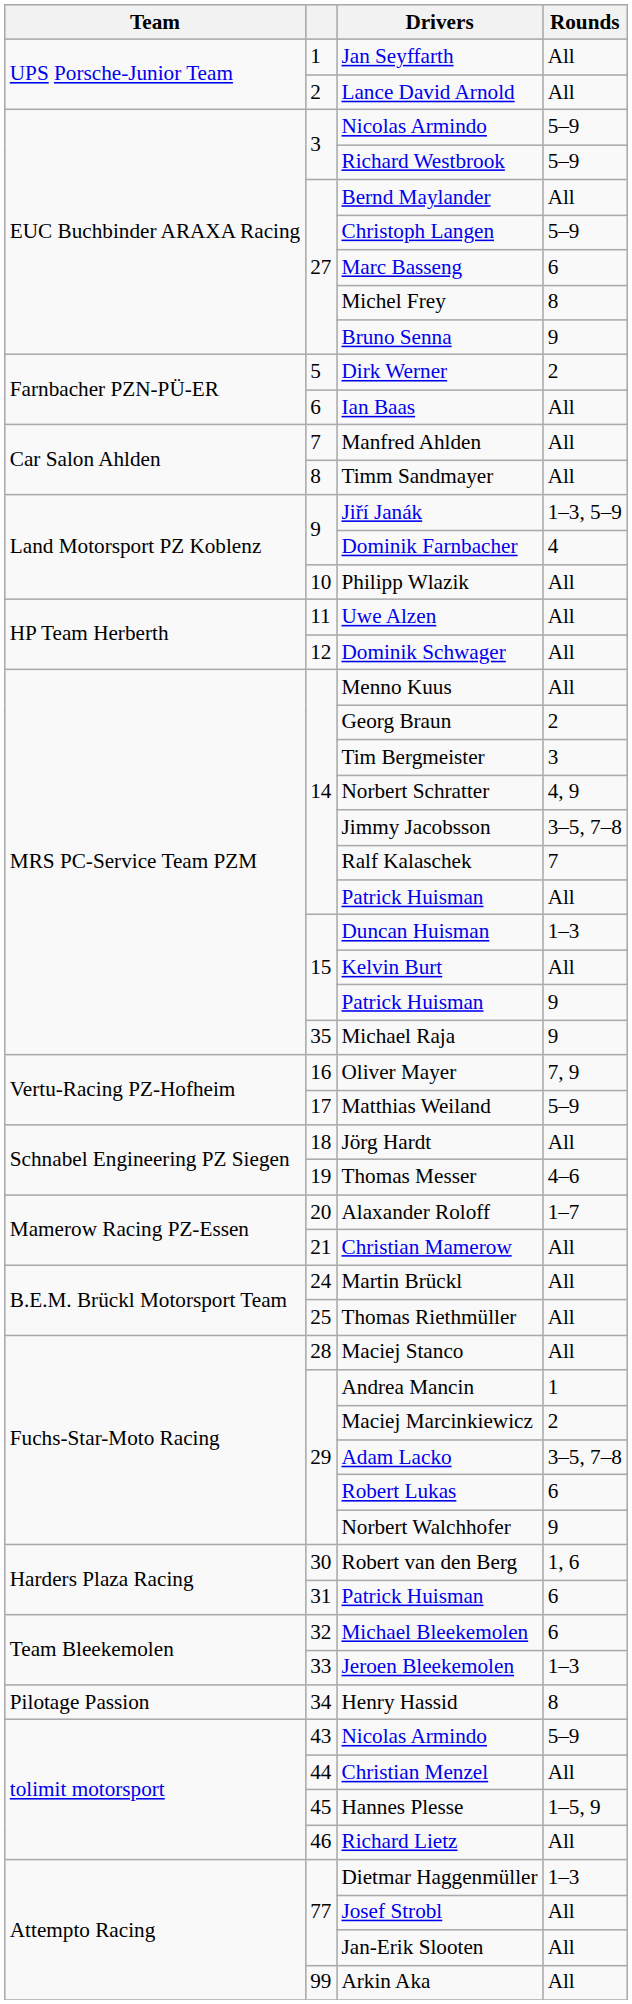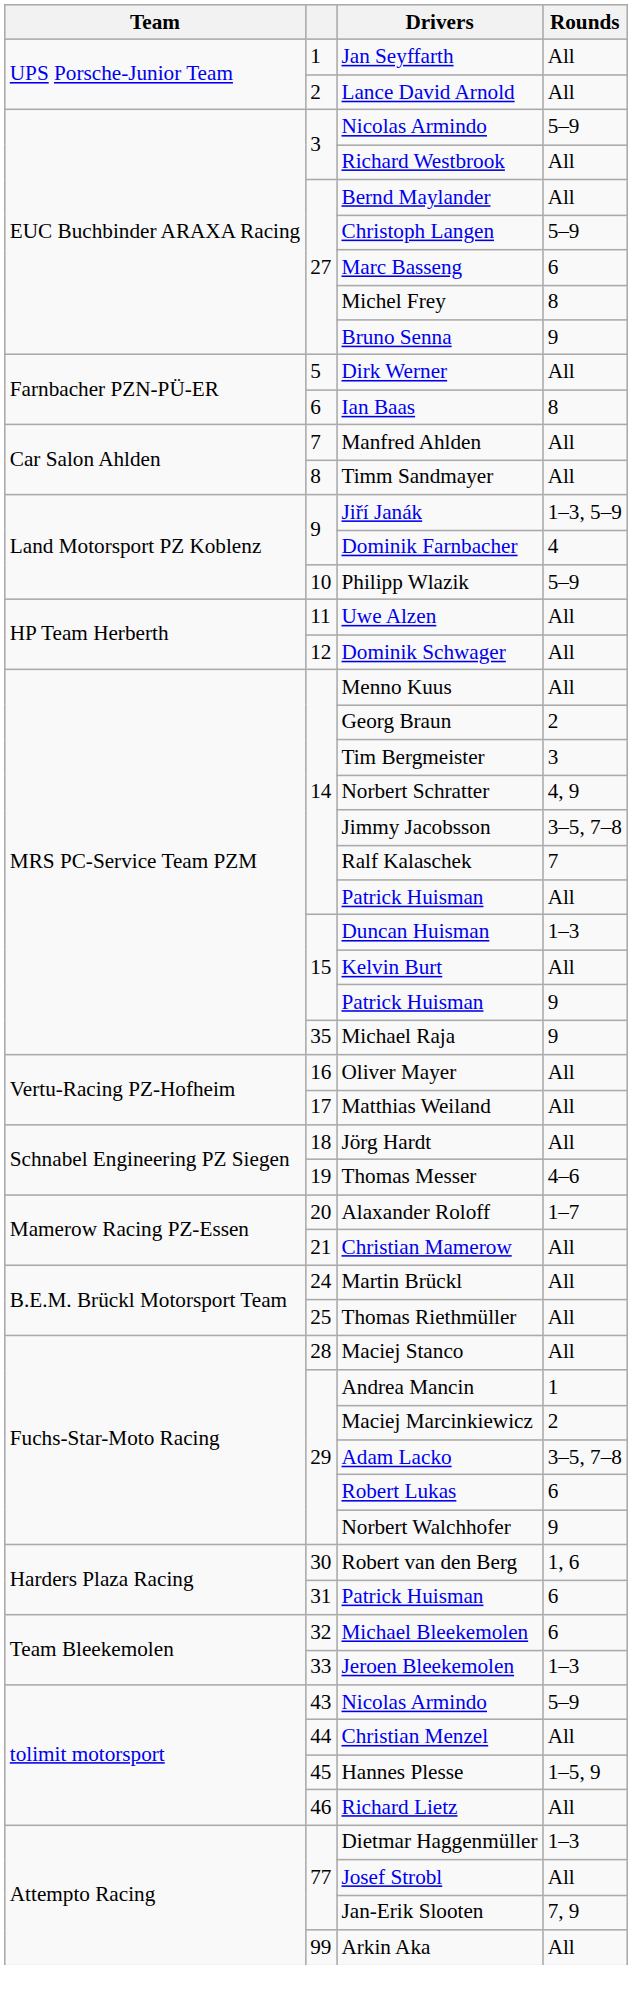(564, 161) 5–9 -> (561, 161) All
(553, 371) 2 -> (561, 371) All
(561, 406) All -> (553, 406) 8
(561, 581) All -> (564, 581) 5–9
(564, 1071) 7, 9 -> (561, 1071) All
(564, 1106) 5–9 -> (561, 1106) All
- row: (321, 1701)
(561, 1946) All -> (564, 1911) 7, 9
